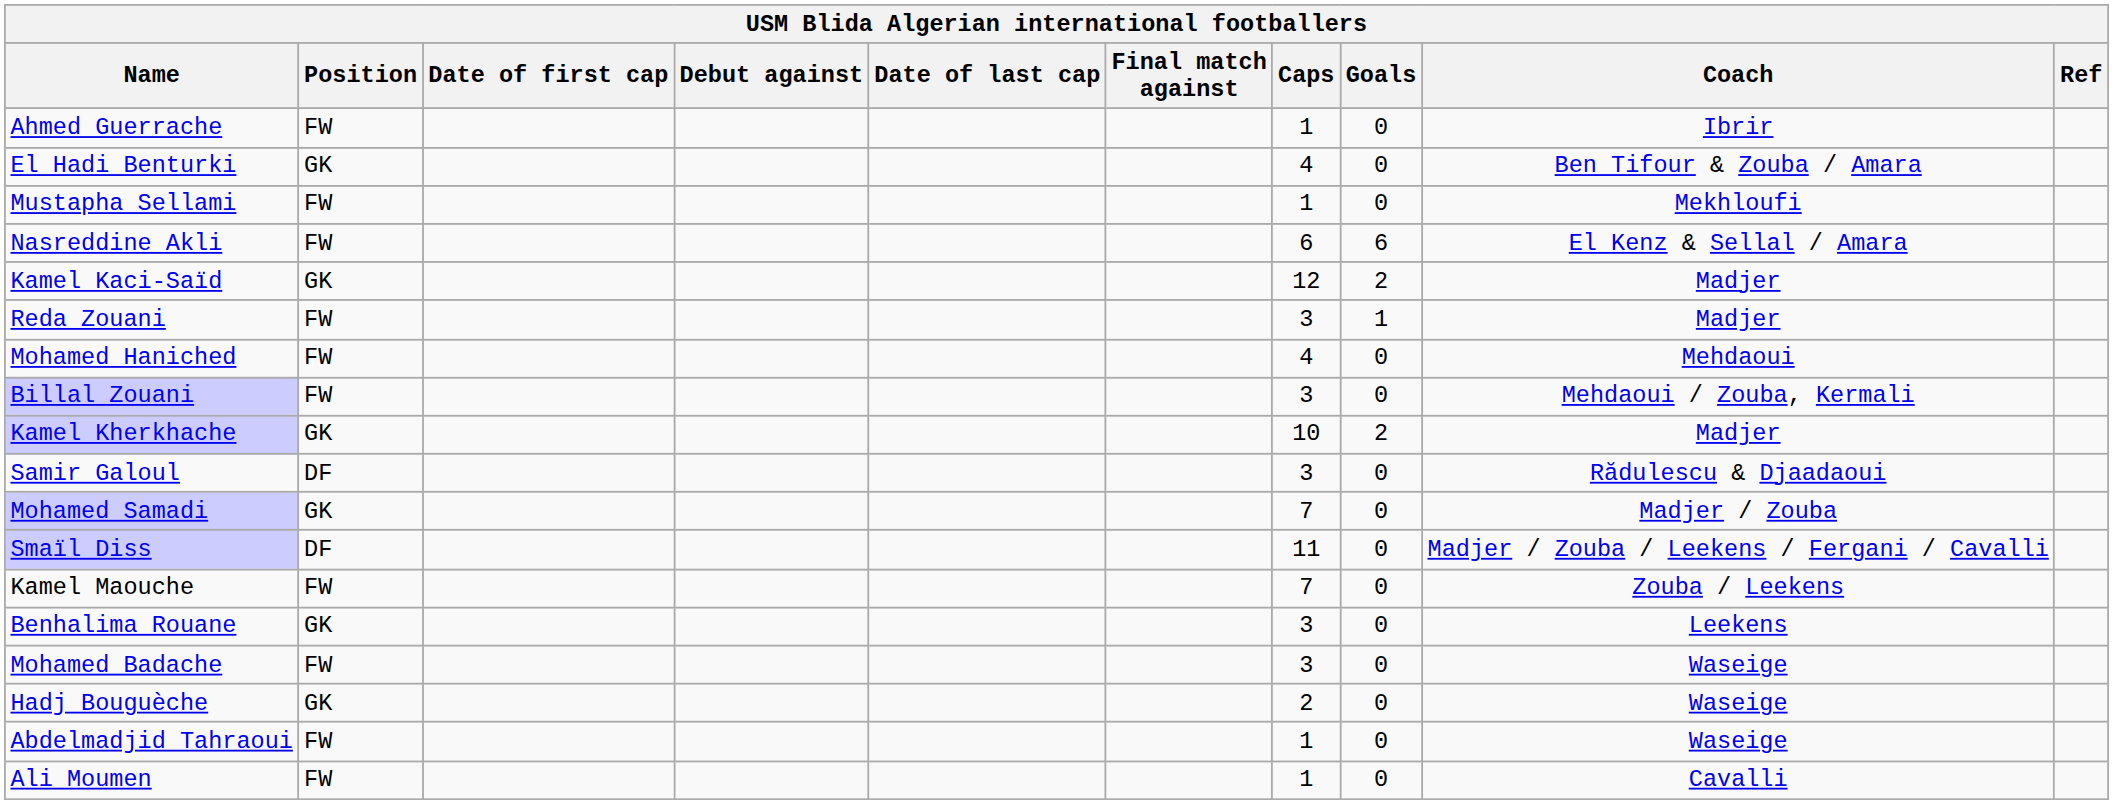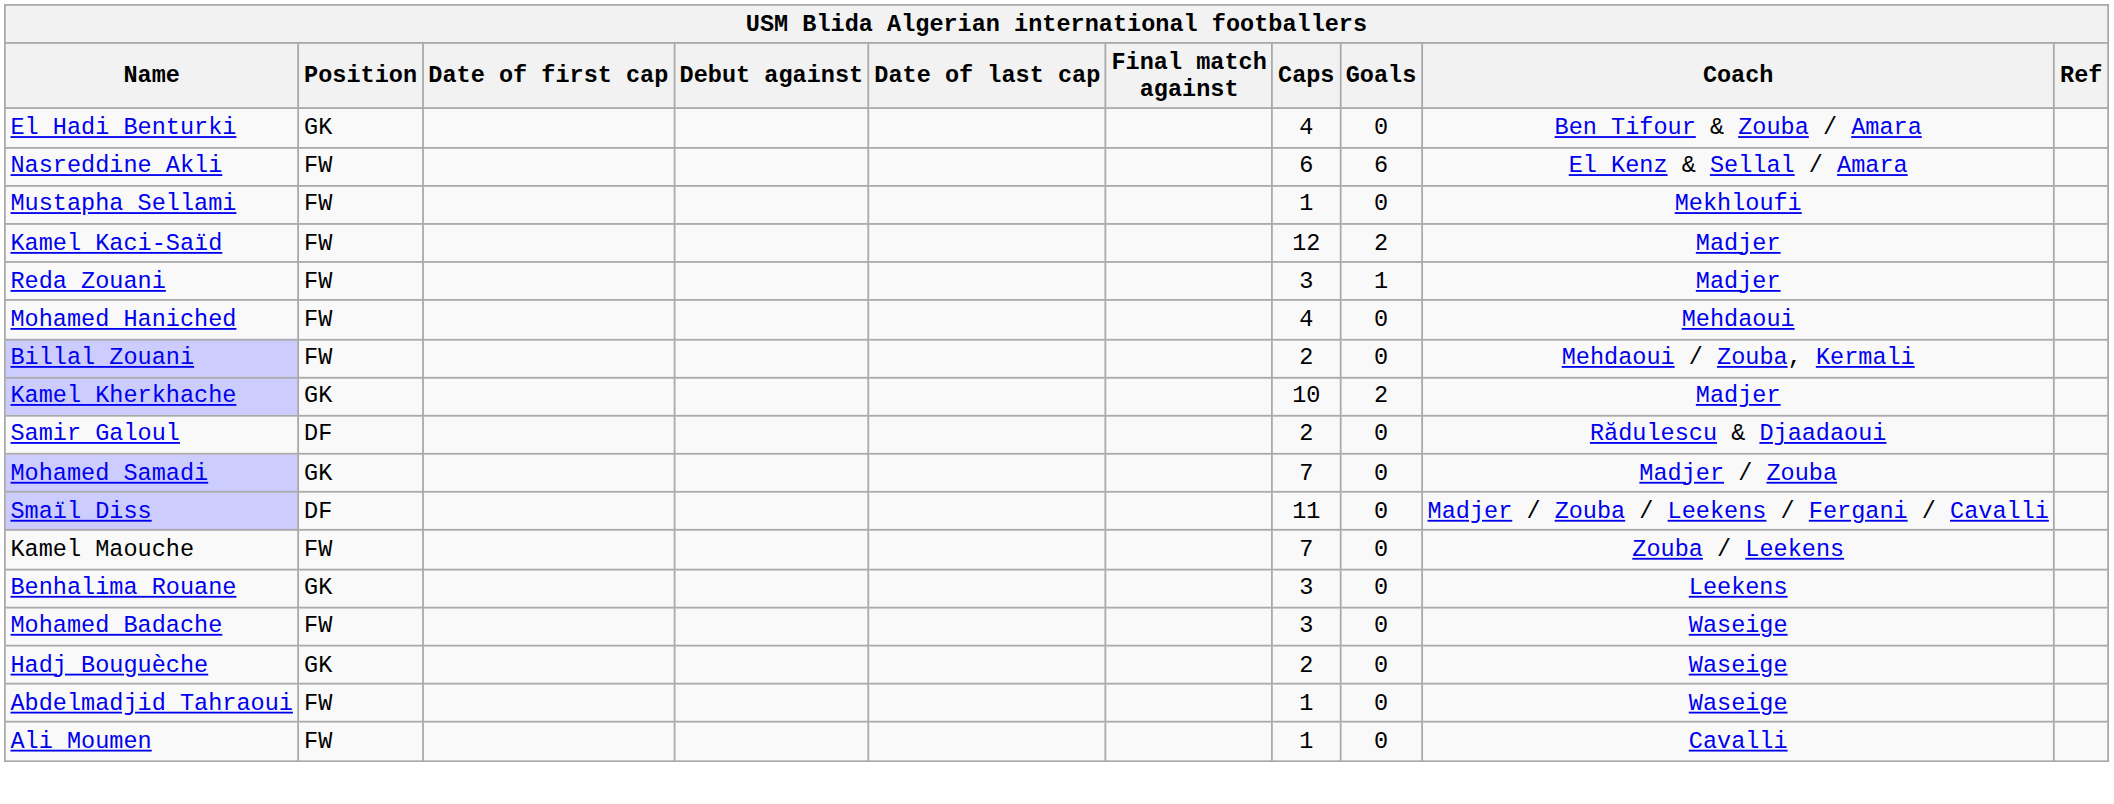- row: (116, 128)
rows swapped: (123, 205) <-> (116, 243)
(318, 281) GK -> (318, 243) FW
(1306, 396) 3 -> (1306, 358) 2
(1306, 473) 3 -> (1306, 435) 2
